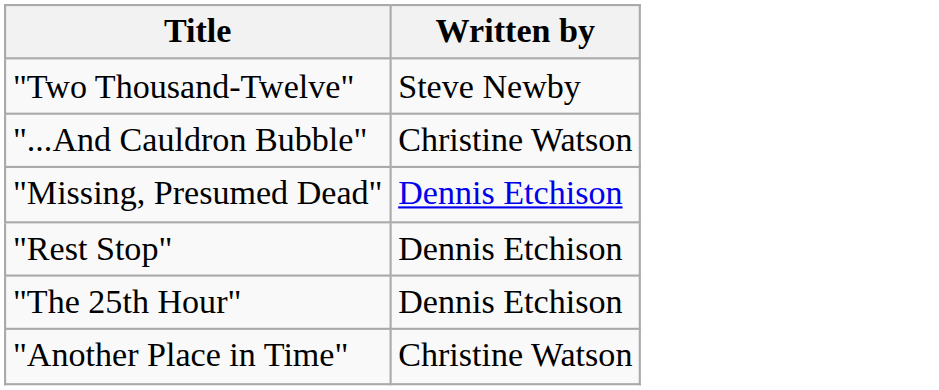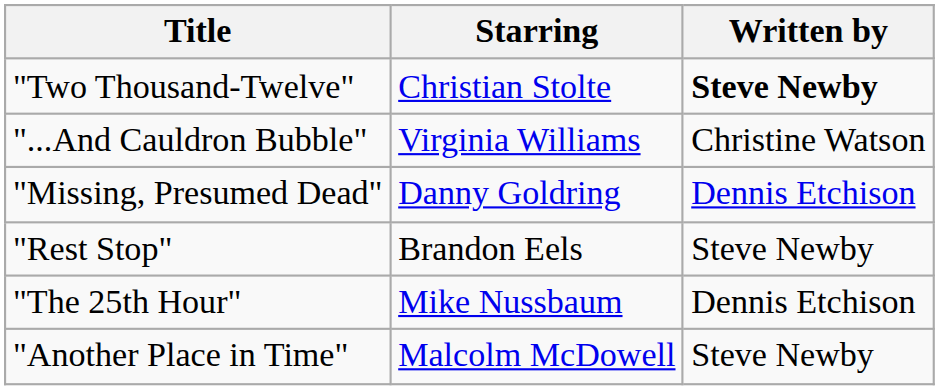+ column: (537, 31)
(490, 85) normal -> (784, 85) bold
(510, 247) Dennis Etchison -> (783, 247) Steve Newby
(515, 355) Christine Watson -> (783, 355) Steve Newby
